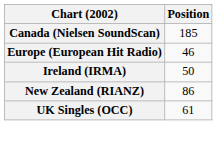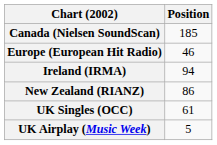(188, 71) 50 -> (188, 71) 94
+ row: (84, 129)
